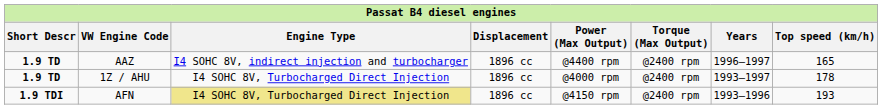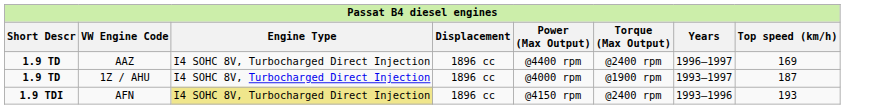(321, 60) I4 SOHC 8V, indirect injection and turbocharger -> (302, 60) I4 SOHC 8V, Turbocharged Direct Injection
(825, 60) 165 -> (788, 60) 169
(671, 78) @2400 rpm -> (633, 78) @1900 rpm
(825, 78) 178 -> (788, 78) 187
